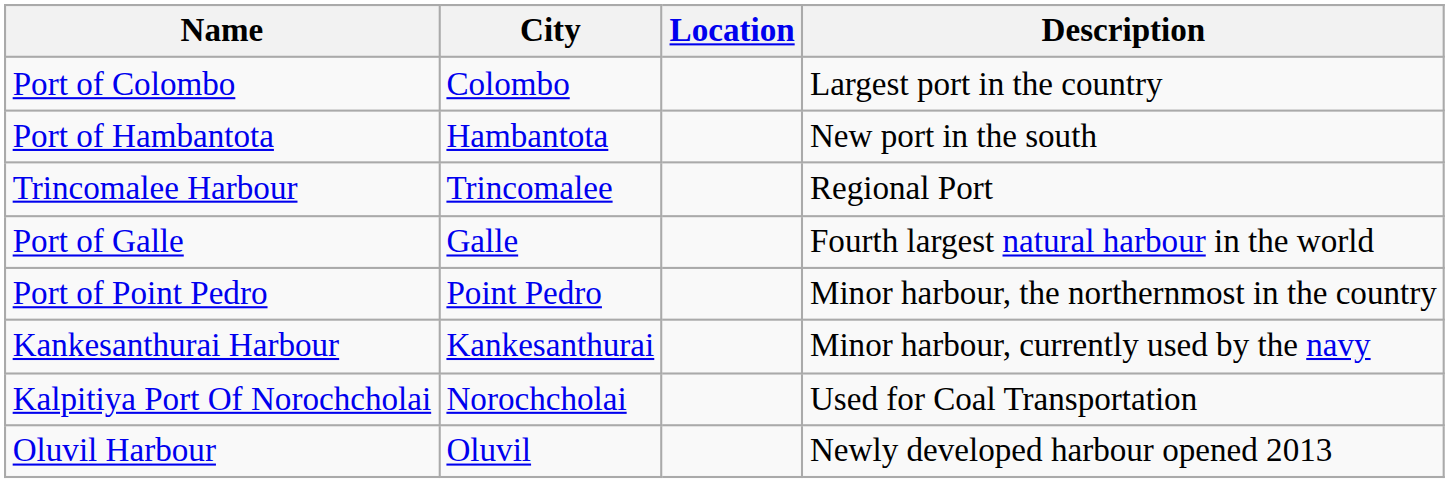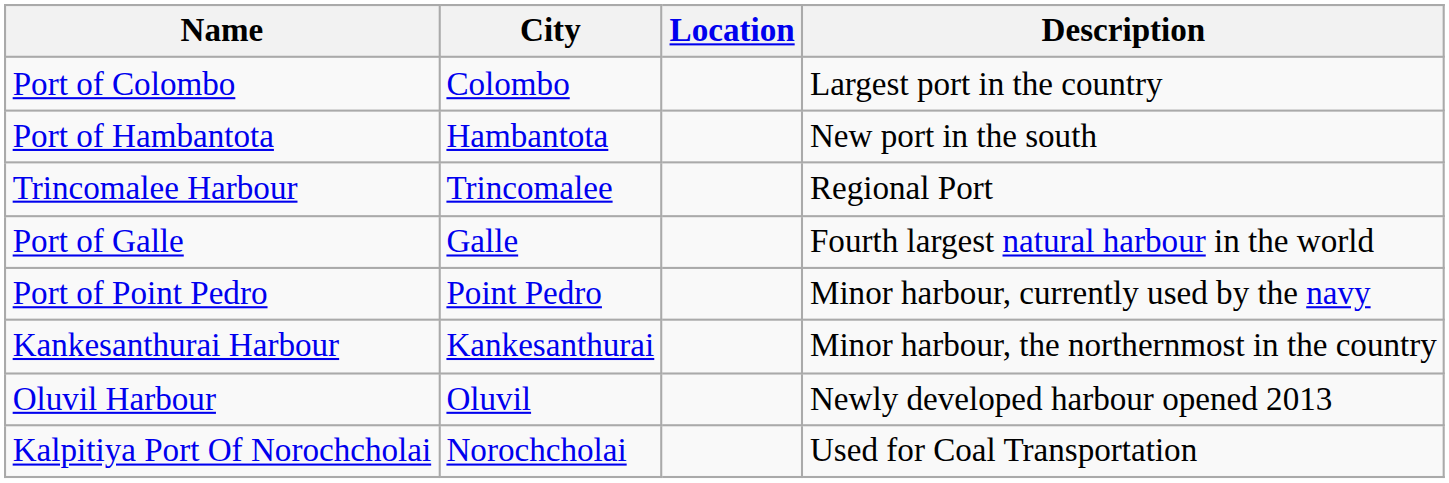(1123, 293) Minor harbour, the northernmost in the country -> (1090, 293) Minor harbour, currently used by the navy
(1090, 345) Minor harbour, currently used by the navy -> (1123, 345) Minor harbour, the northernmost in the country
rows swapped: (114, 450) <-> (222, 398)
